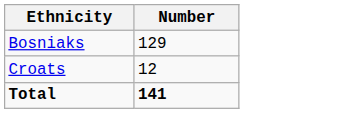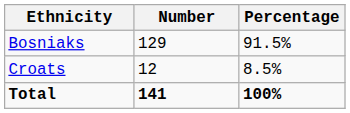+ column: (292, 18)
